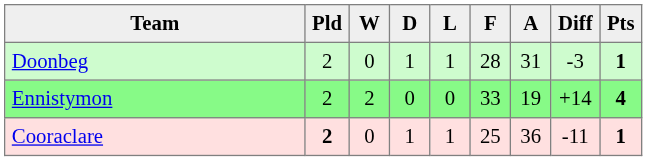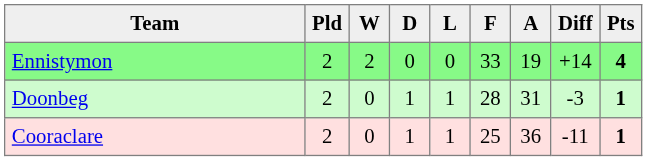rows swapped: (62, 98) <-> (50, 61)
(327, 136) bold -> (327, 136) normal
